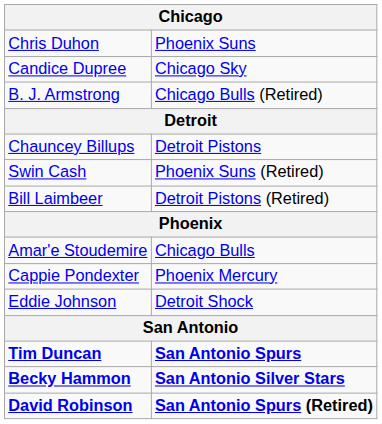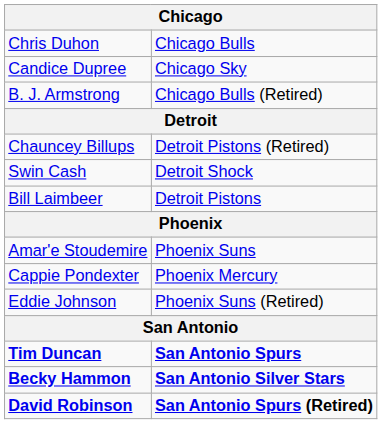(205, 43) Phoenix Suns -> (205, 43) Chicago Bulls
(208, 146) Detroit Pistons -> (242, 146) Detroit Pistons (Retired)
(239, 172) Phoenix Suns (Retired) -> (204, 172) Detroit Shock
(242, 198) Detroit Pistons (Retired) -> (208, 198) Detroit Pistons
(205, 250) Chicago Bulls -> (205, 250) Phoenix Suns
(204, 302) Detroit Shock -> (239, 302) Phoenix Suns (Retired)
